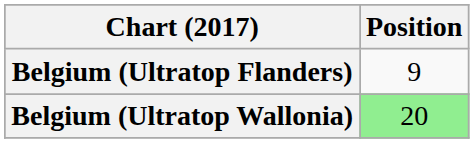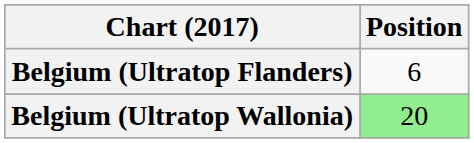(414, 71) 9 -> (414, 71) 6
